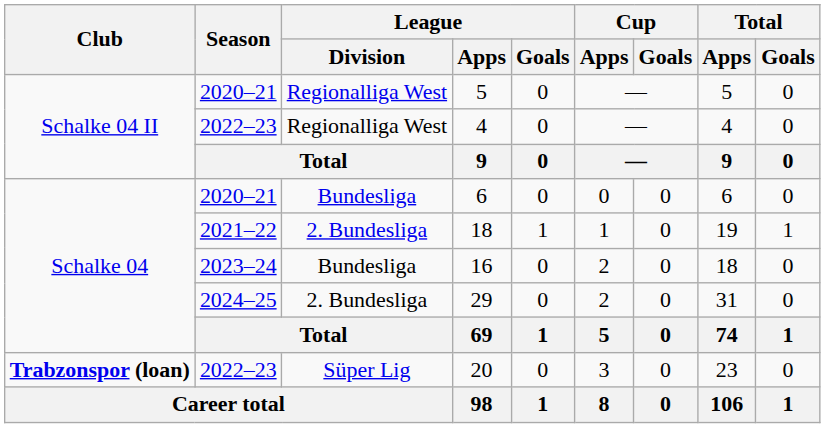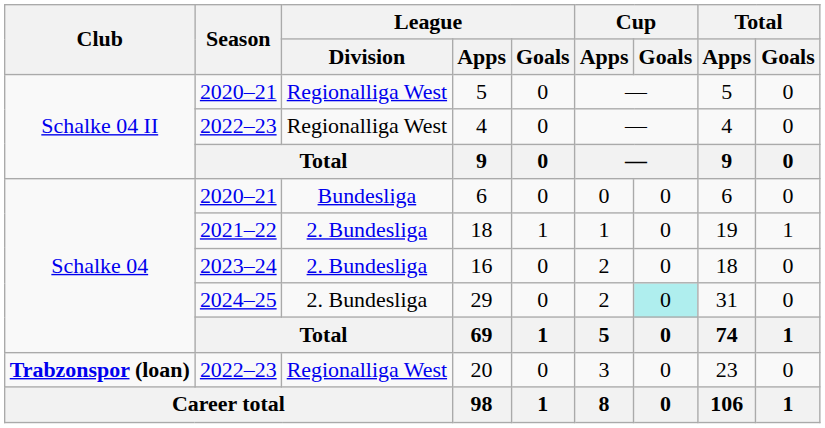(367, 265) Bundesliga -> (367, 265) 2. Bundesliga
(665, 299) no background -> (665, 299) paleturquoise background
(367, 369) Süper Lig -> (367, 369) Regionalliga West
